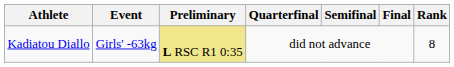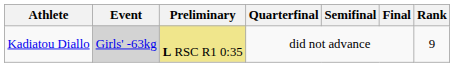(126, 44) no background -> (126, 44) lightgrey background
(432, 44) 8 -> (432, 44) 9
